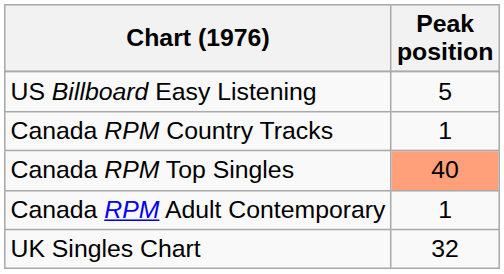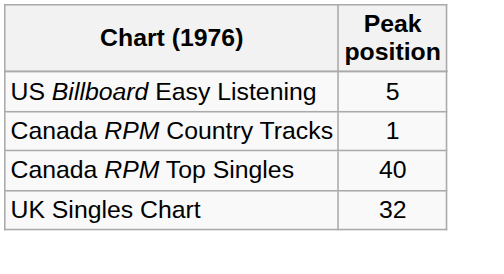(445, 170) lightsalmon background -> (393, 170) no background
- row: (198, 209)
